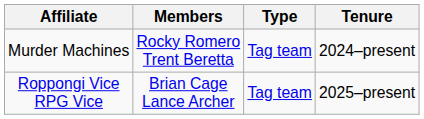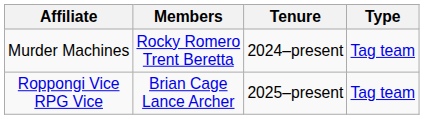columns swapped: (367, 16) <-> (280, 16)
